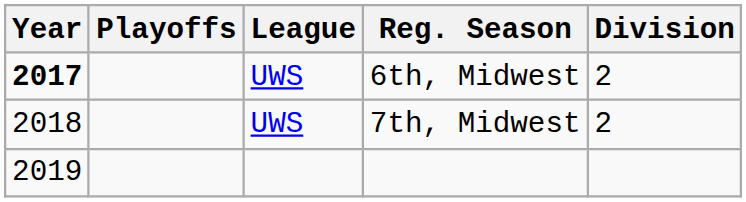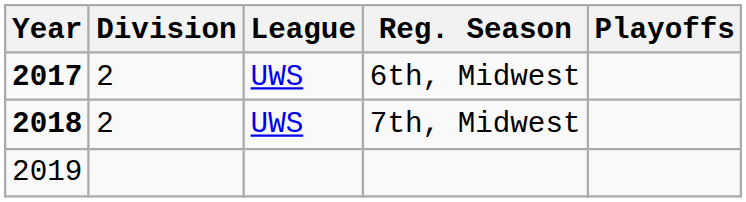columns swapped: (665, 29) <-> (166, 29)
(47, 124) normal -> (47, 124) bold
